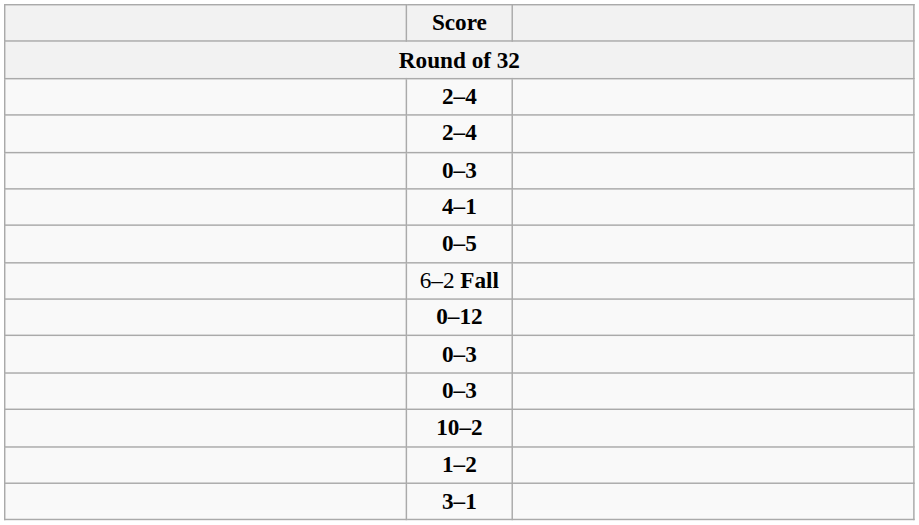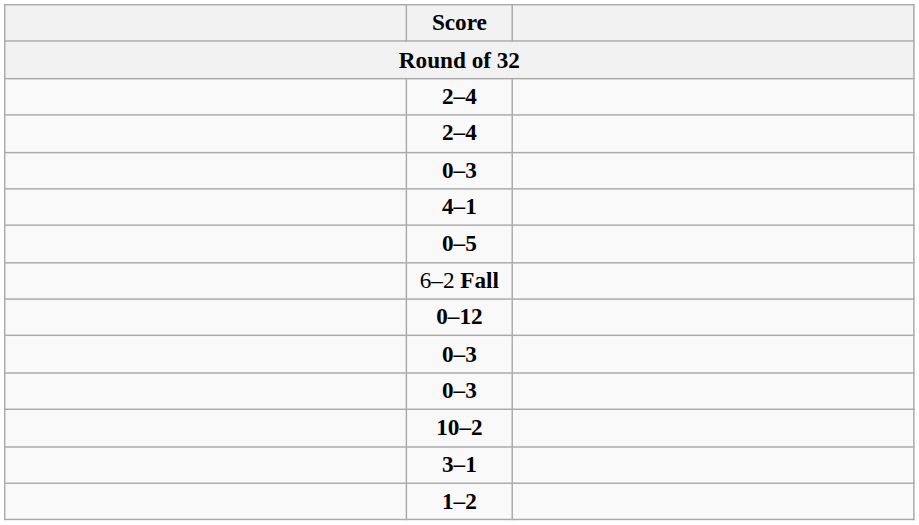rows swapped: (206, 465) <-> (206, 501)
